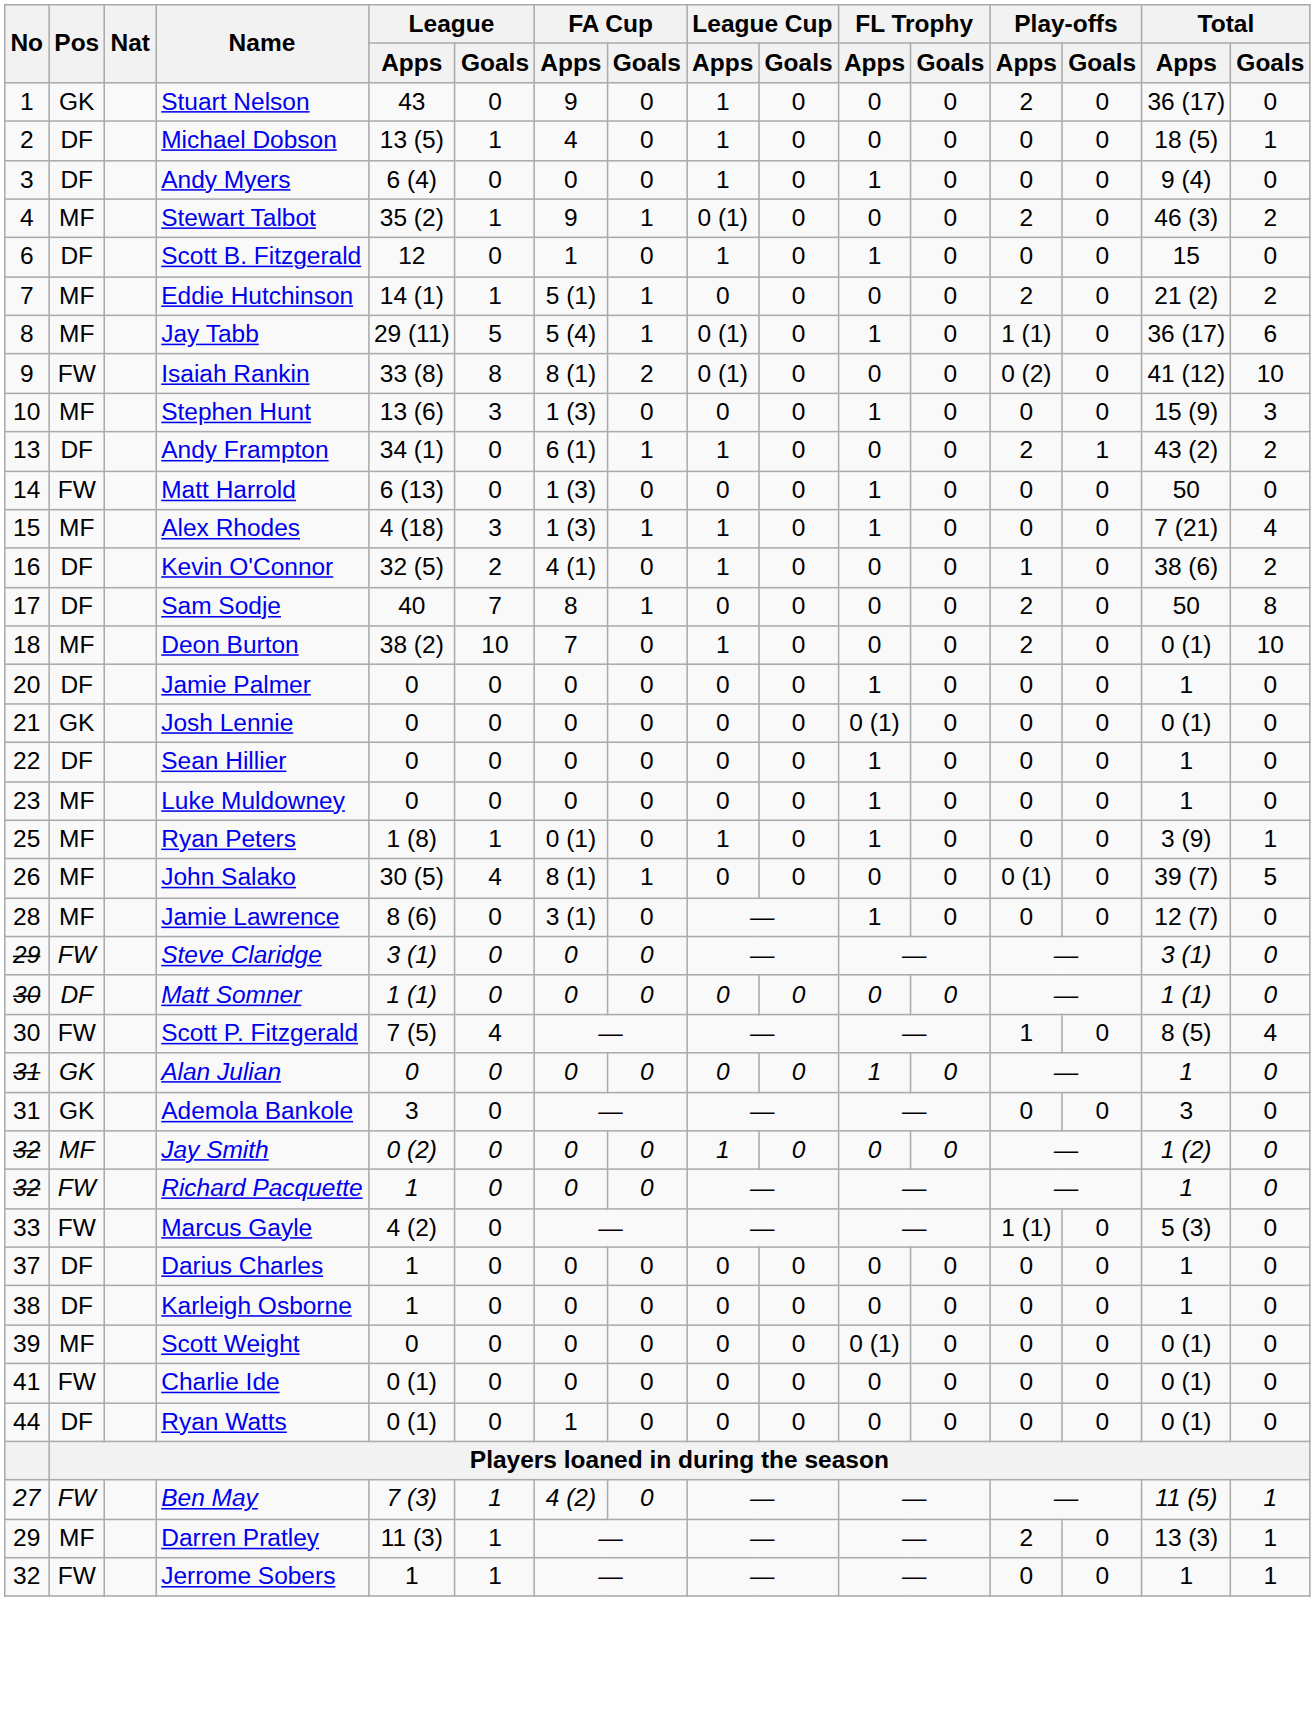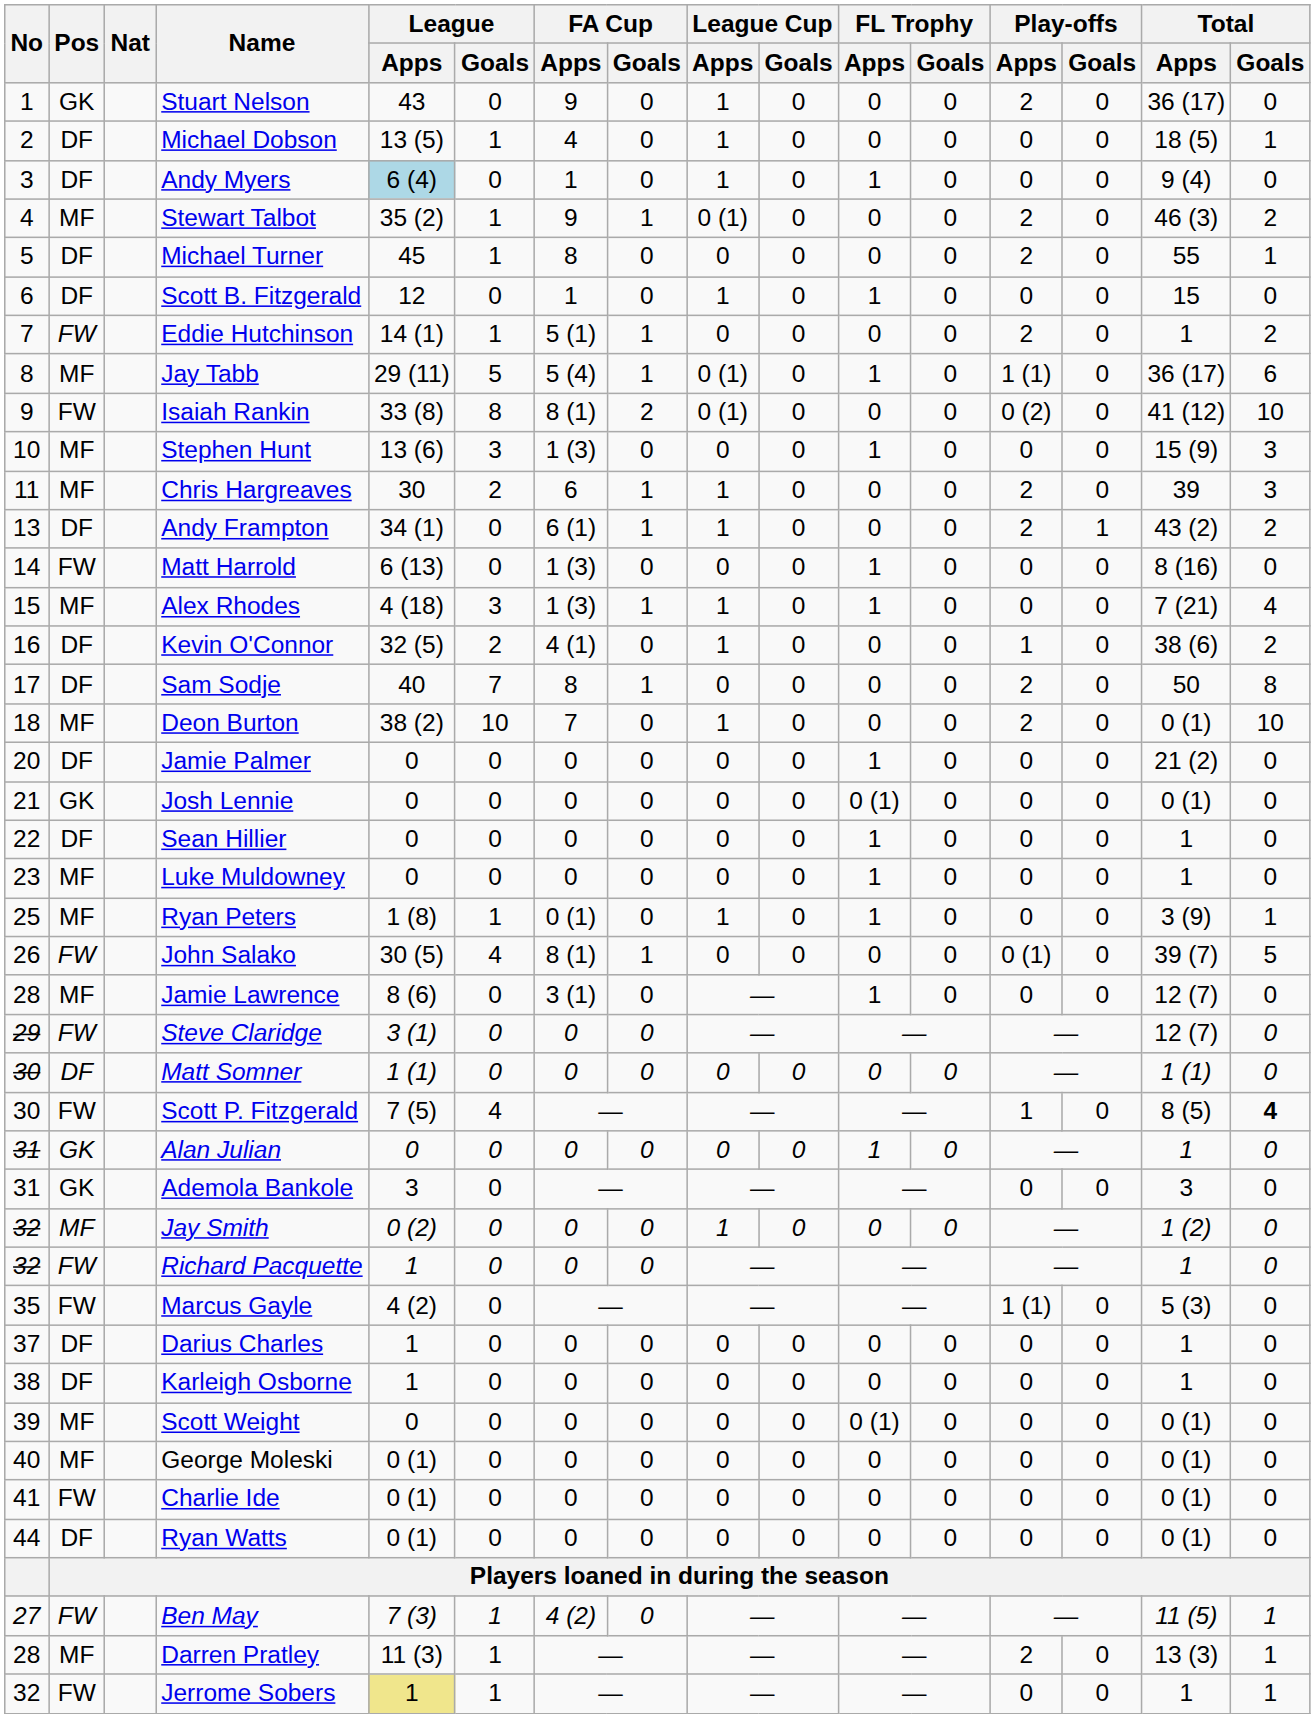(412, 179) no background -> (412, 179) lightblue background
(571, 179) 0 -> (571, 179) 1
+ row: (242, 256)
(77, 295) MF -> (77, 334) FW
(1186, 295) 21 (2) -> (1186, 334) 1
+ row: (256, 489)
(1186, 489) 50 -> (1186, 567) 8 (16)
(1186, 683) 1 -> (1186, 761) 21 (2)
(77, 878) MF -> (77, 955) FW
(1186, 955) 3 (1) -> (1186, 1033) 12 (7)
(1270, 1033) normal -> (1270, 1110) bold
(27, 1227) 33 -> (27, 1305) 35
+ row: (247, 1460)
(571, 1421) 1 -> (571, 1538) 0
(27, 1538) 29 -> (27, 1654) 28
(412, 1576) no background -> (412, 1693) khaki background
